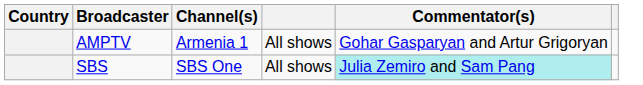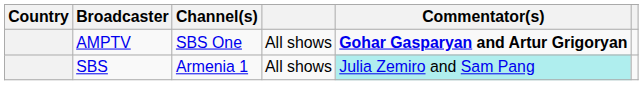(212, 42) Armenia 1 -> (209, 42) SBS One
(474, 42) normal -> (483, 42) bold
(209, 67) SBS One -> (212, 67) Armenia 1
